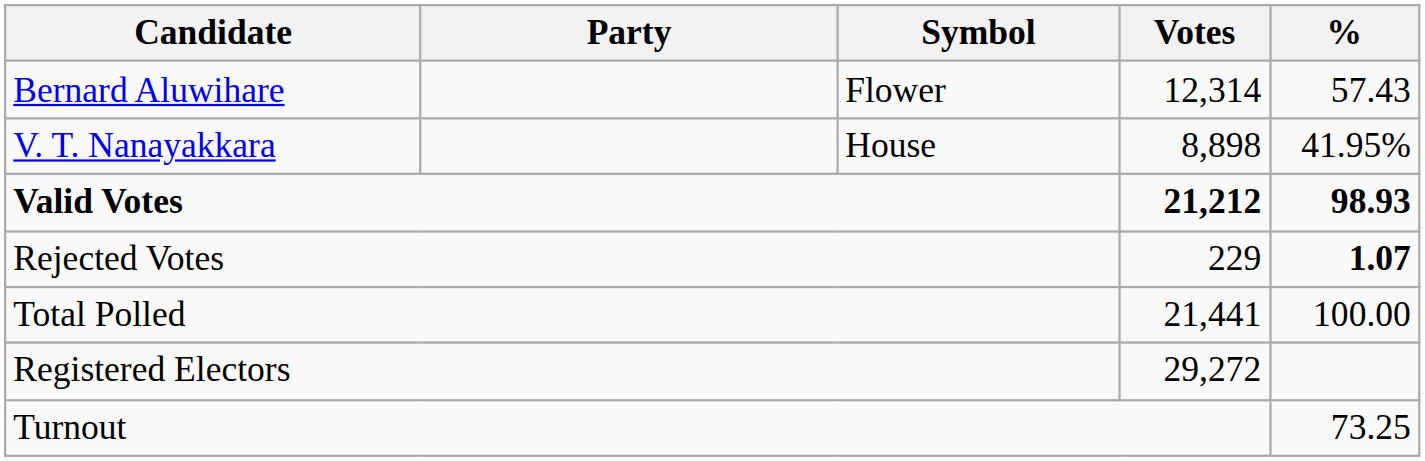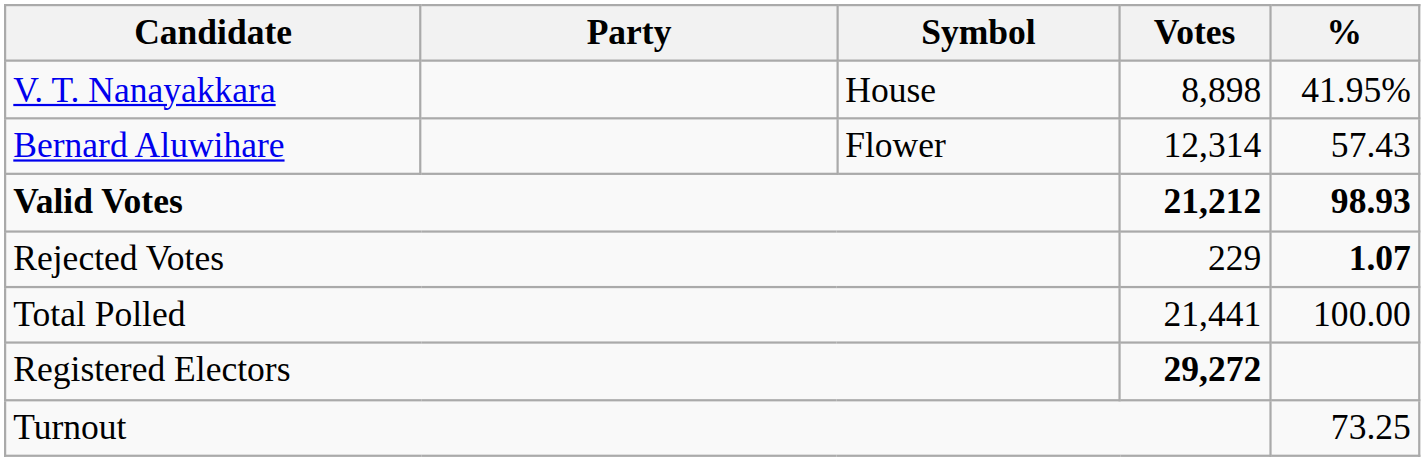rows swapped: (149, 88) <-> (144, 145)
(1212, 370) normal -> (1212, 370) bold
